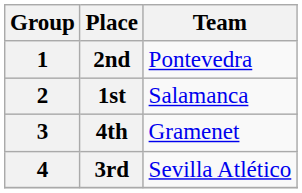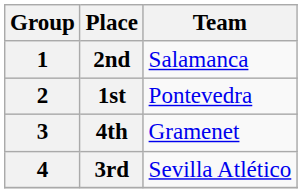(200, 59) Pontevedra -> (199, 59) Salamanca
(199, 95) Salamanca -> (200, 95) Pontevedra
